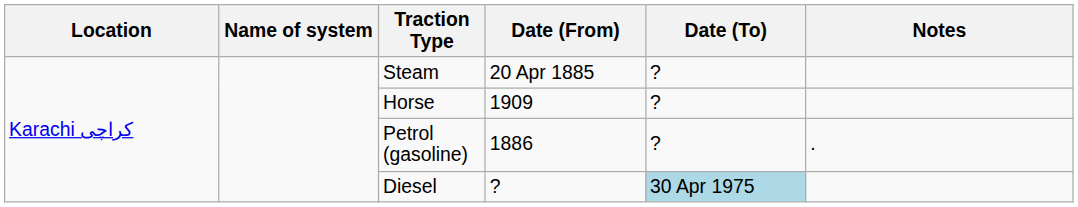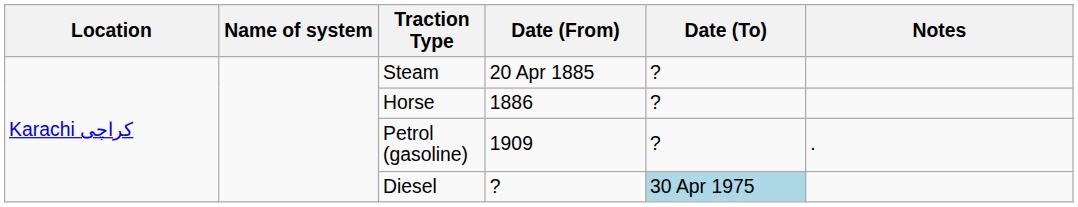(511, 103) 1909 -> (511, 103) 1886
(511, 144) 1886 -> (511, 144) 1909
